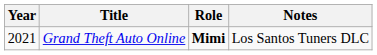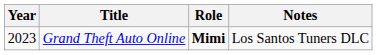(22, 38) 2021 -> (22, 38) 2023
